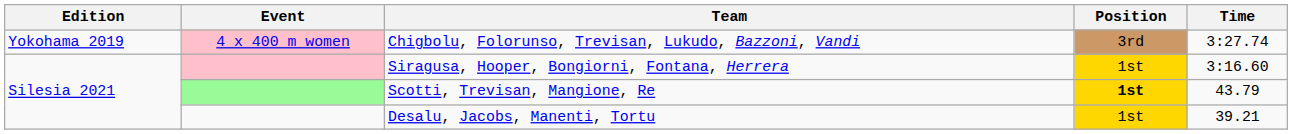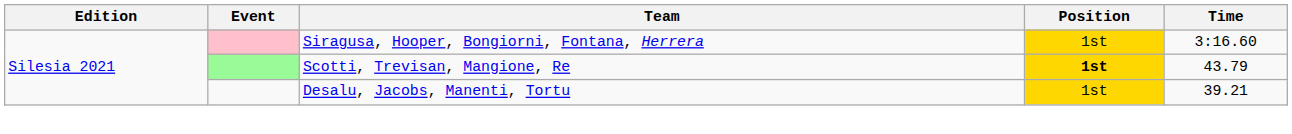- row: (624, 42)
